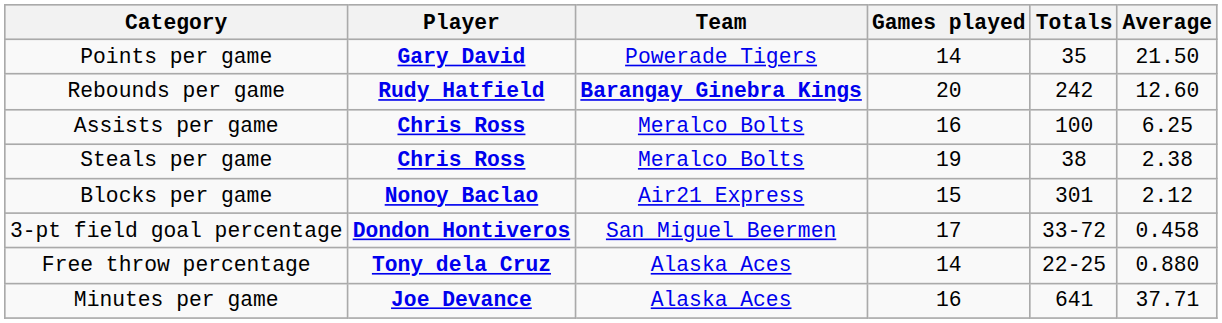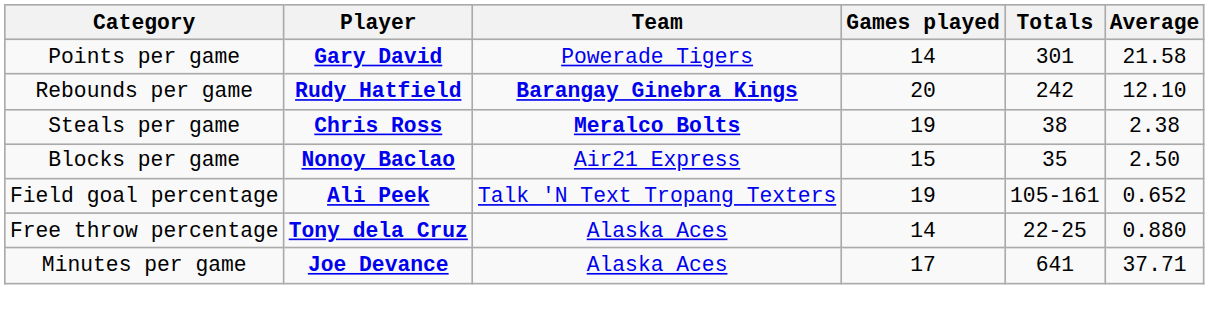(1074, 57) 35 -> (1055, 57) 301
(1167, 57) 21.50 -> (1155, 57) 21.58
(1167, 92) 12.60 -> (1155, 92) 12.10
- row: (176, 126)
(721, 161) normal -> (657, 126) bold
(1074, 196) 301 -> (1055, 161) 35
(1167, 196) 2.12 -> (1155, 161) 2.50
+ row: (144, 196)
- row: (176, 231)
(949, 300) 16 -> (923, 265) 17
